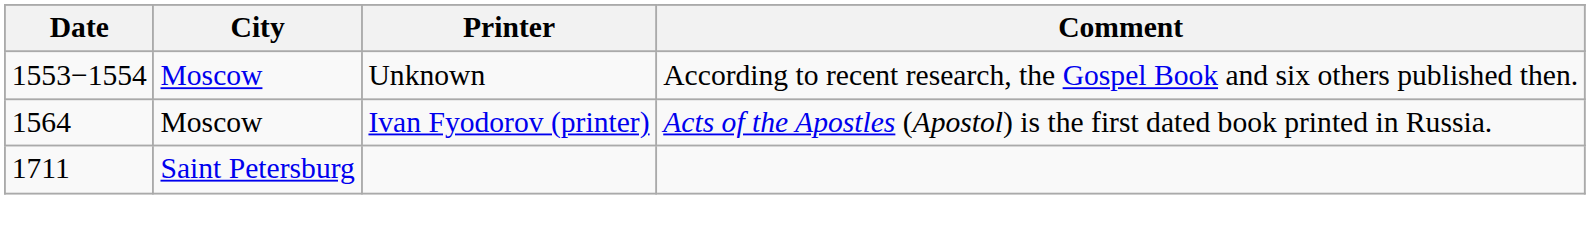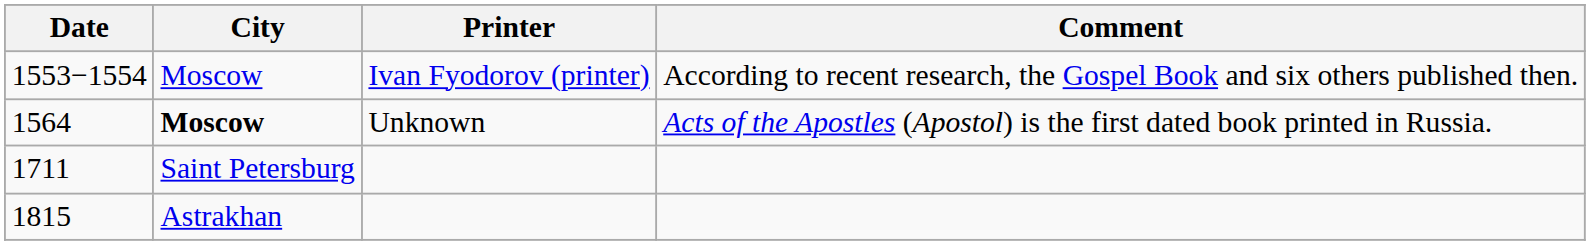(427, 74) Unknown -> (509, 74) Ivan Fyodorov (printer)
(211, 121) normal -> (212, 121) bold
(509, 121) Ivan Fyodorov (printer) -> (427, 121) Unknown
+ row: (41, 215)
